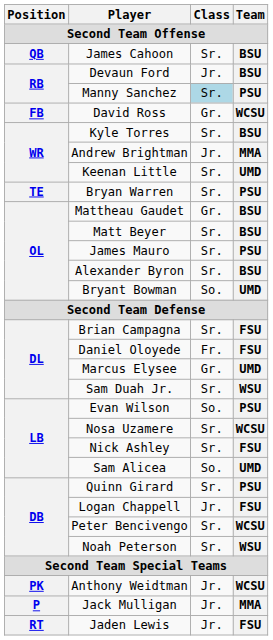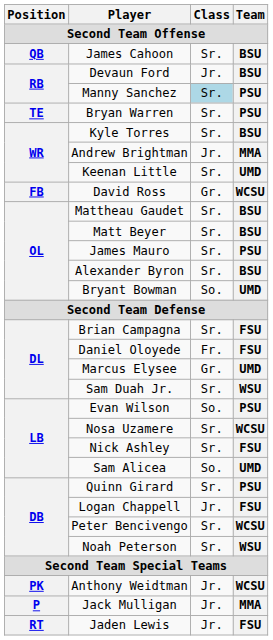rows swapped: (130, 113) <-> (130, 192)
(212, 211) Gr. -> (212, 211) Sr.
